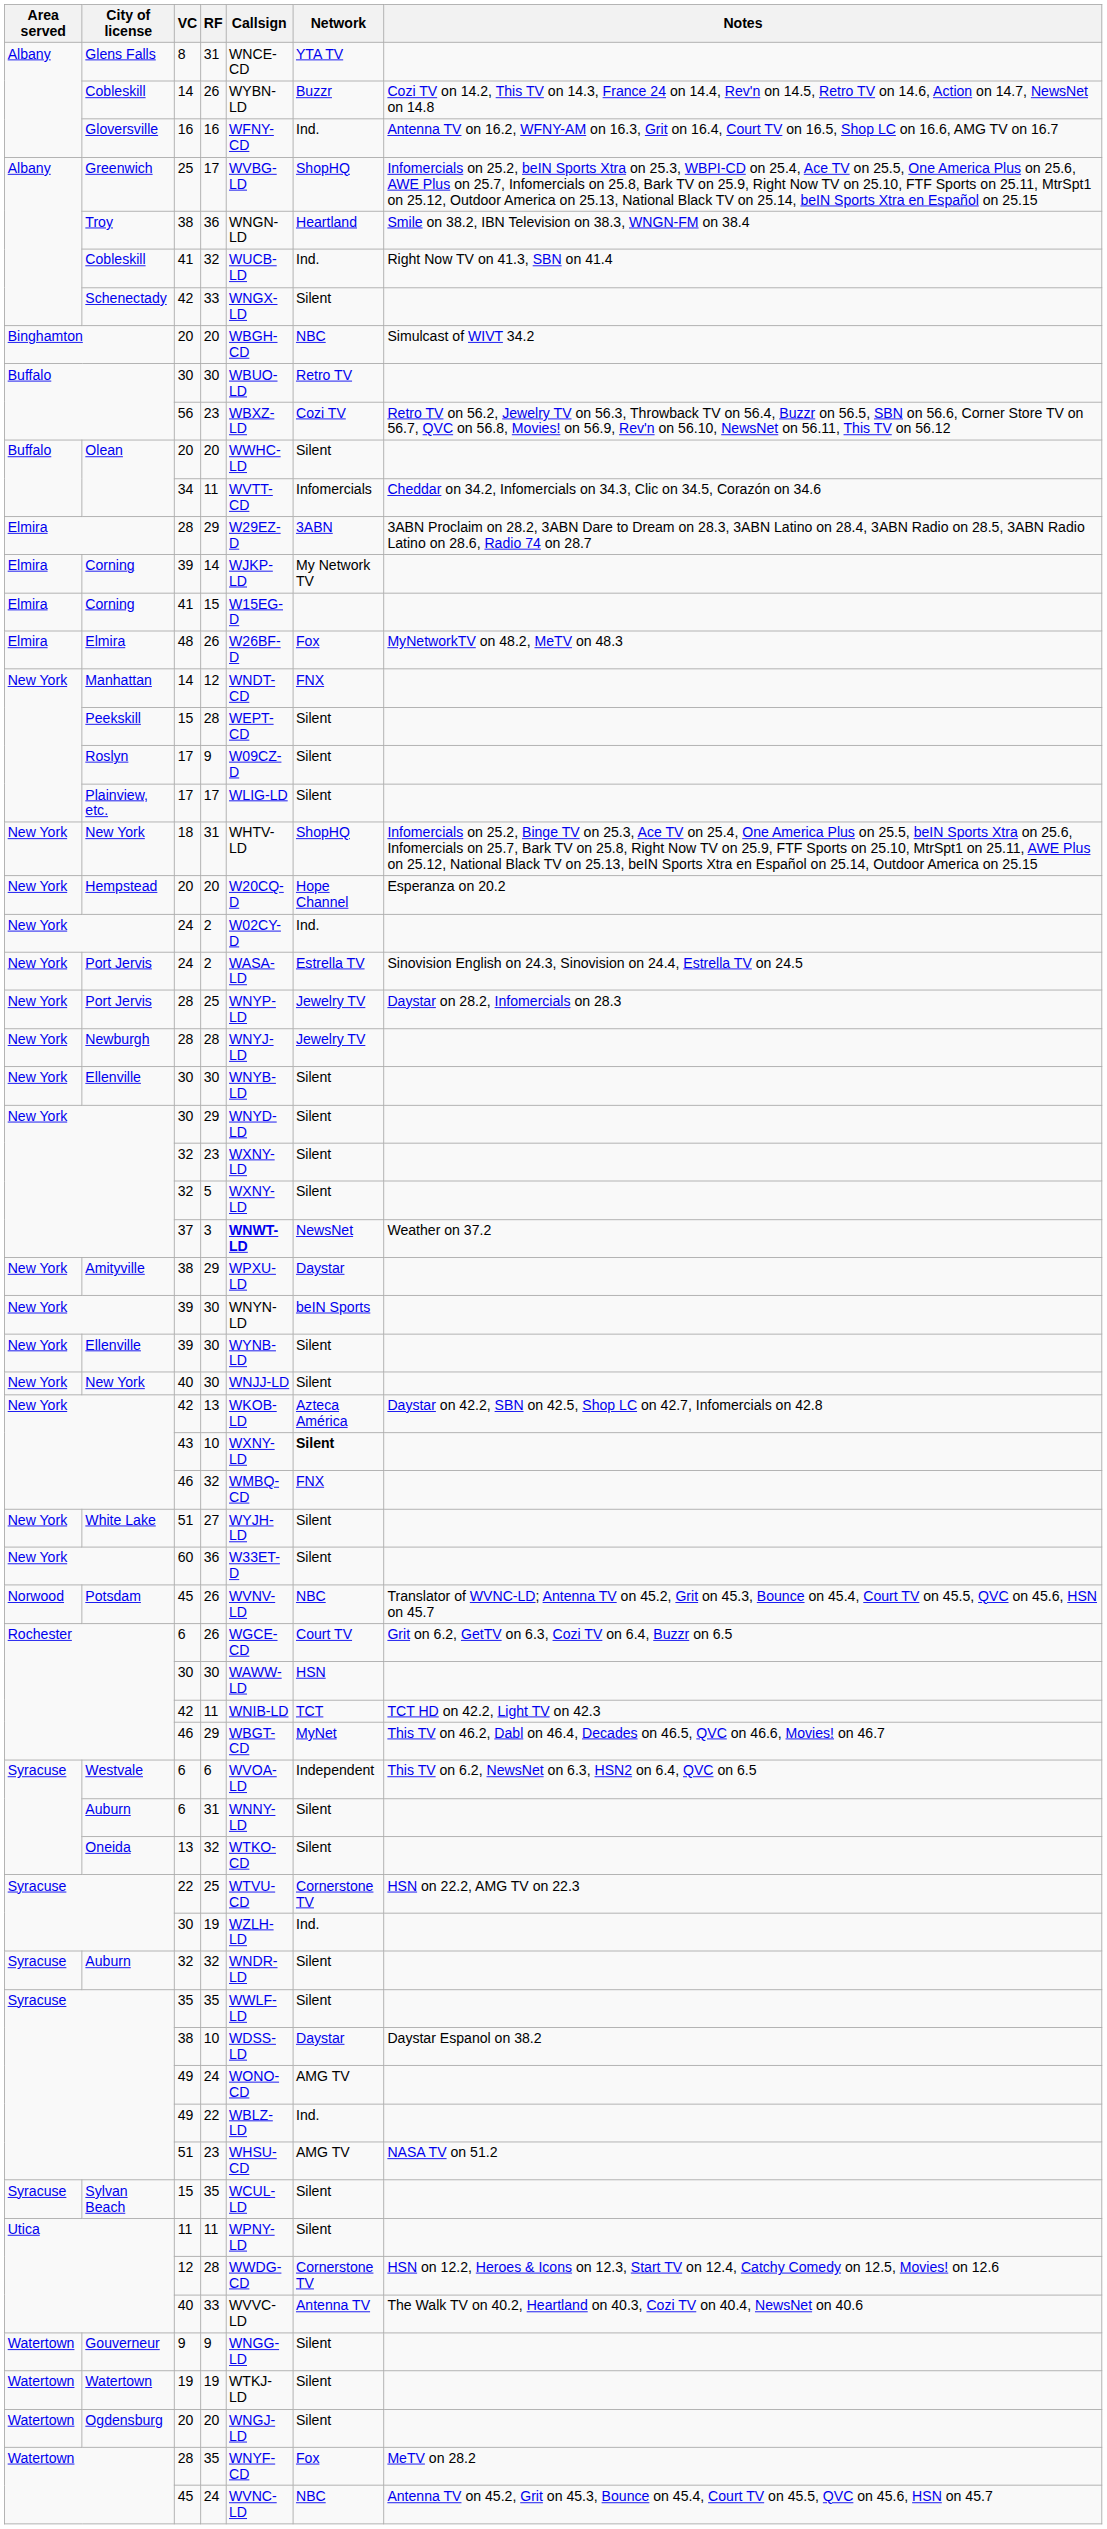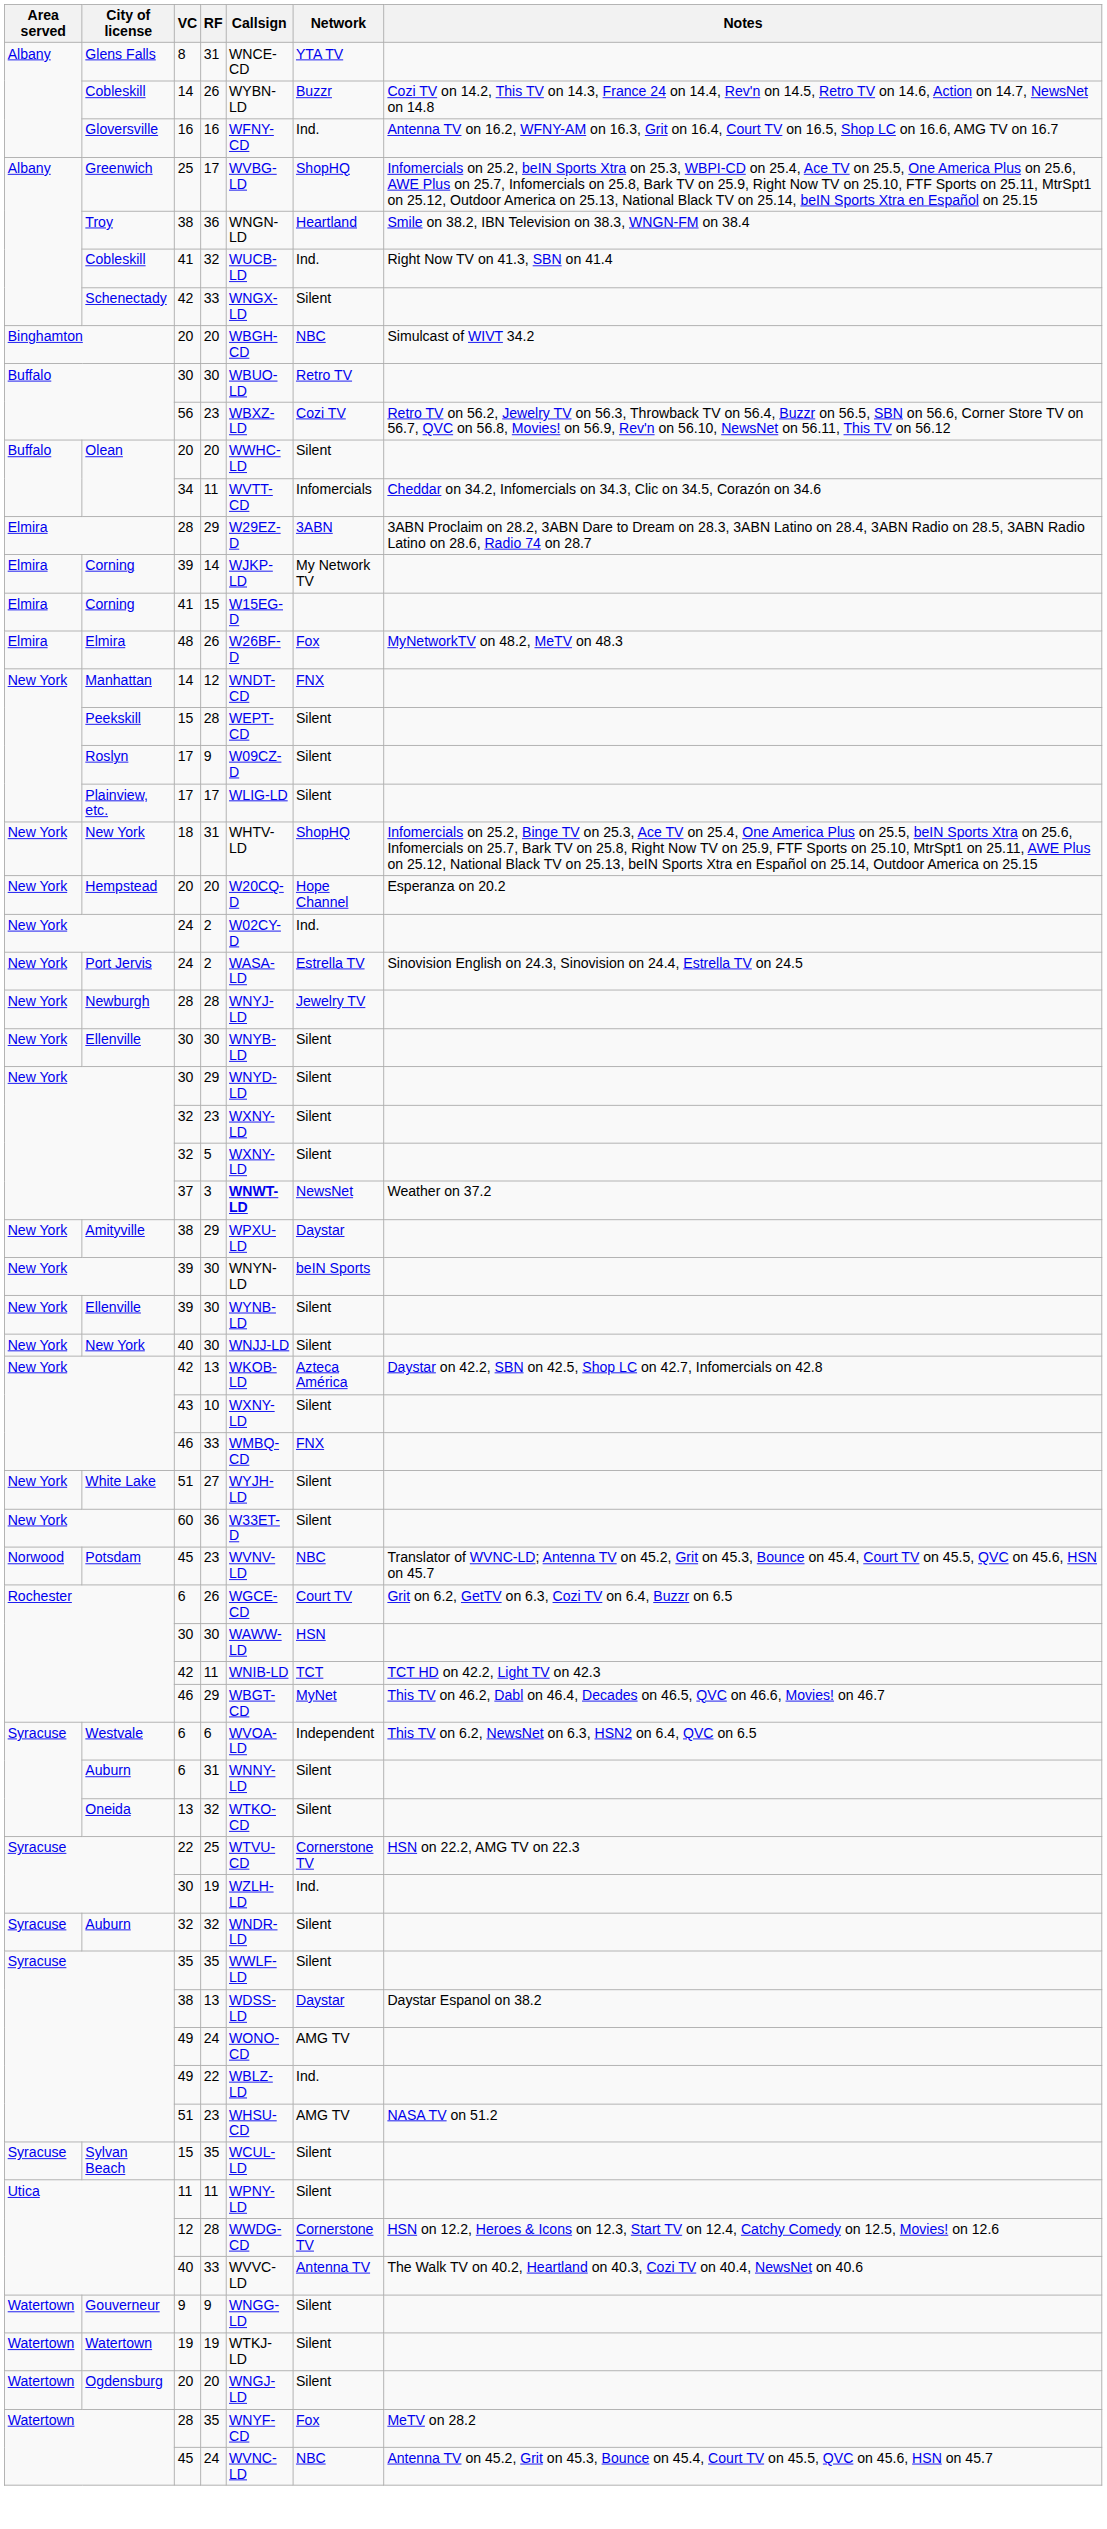- row: (119, 1001)
(315, 1443) bold -> (314, 1405) normal
(212, 1481) 32 -> (212, 1443) 33
(212, 1596) 26 -> (212, 1558) 23
(212, 2038) 10 -> (212, 2000) 13
